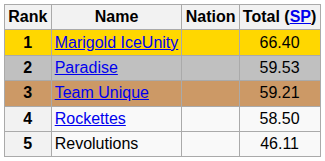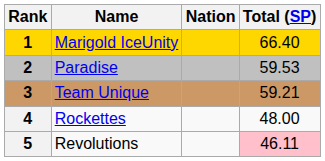(280, 118) 58.50 -> (280, 118) 48.00
(280, 144) no background -> (280, 144) pink background
